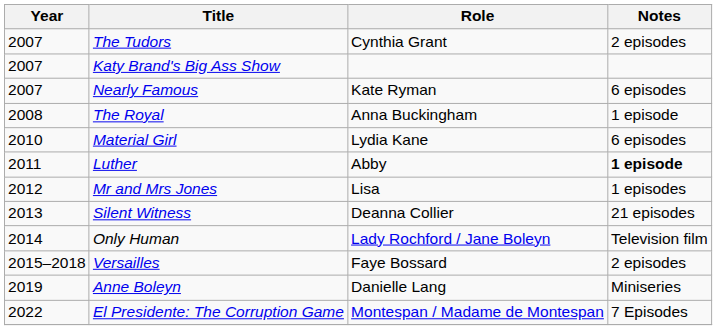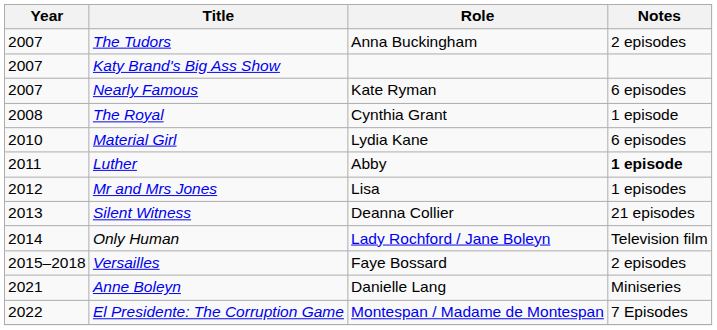(399, 41) Cynthia Grant -> (414, 41) Anna Buckingham
(414, 115) Anna Buckingham -> (399, 115) Cynthia Grant
(25, 287) 2019 -> (25, 287) 2021
